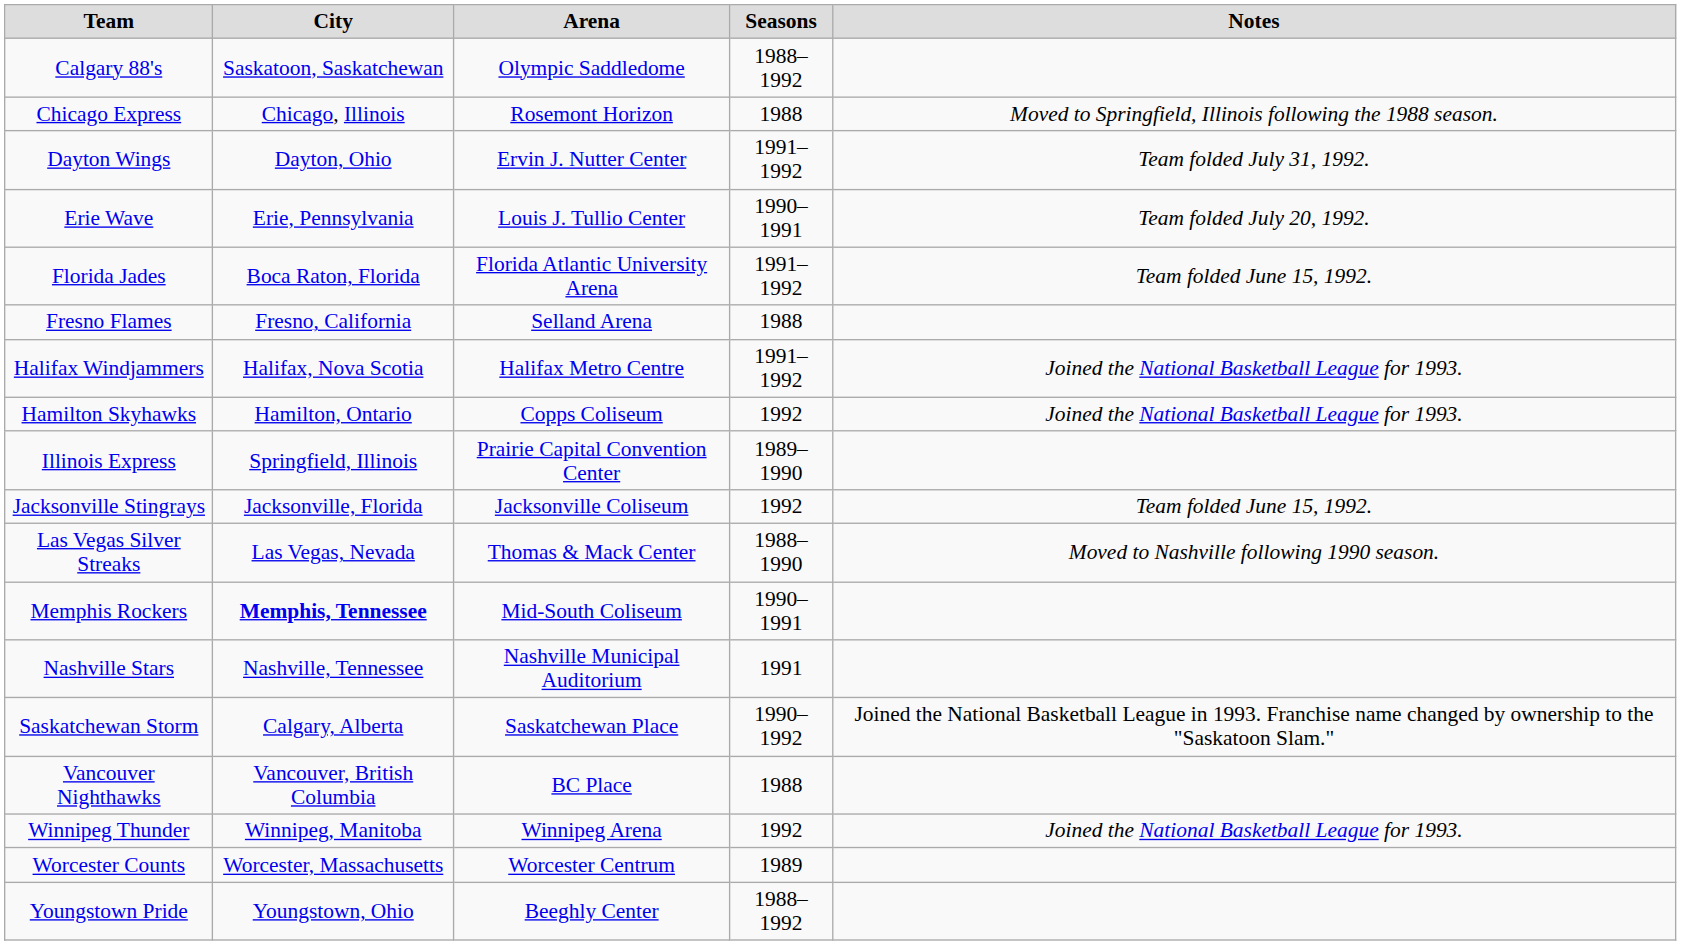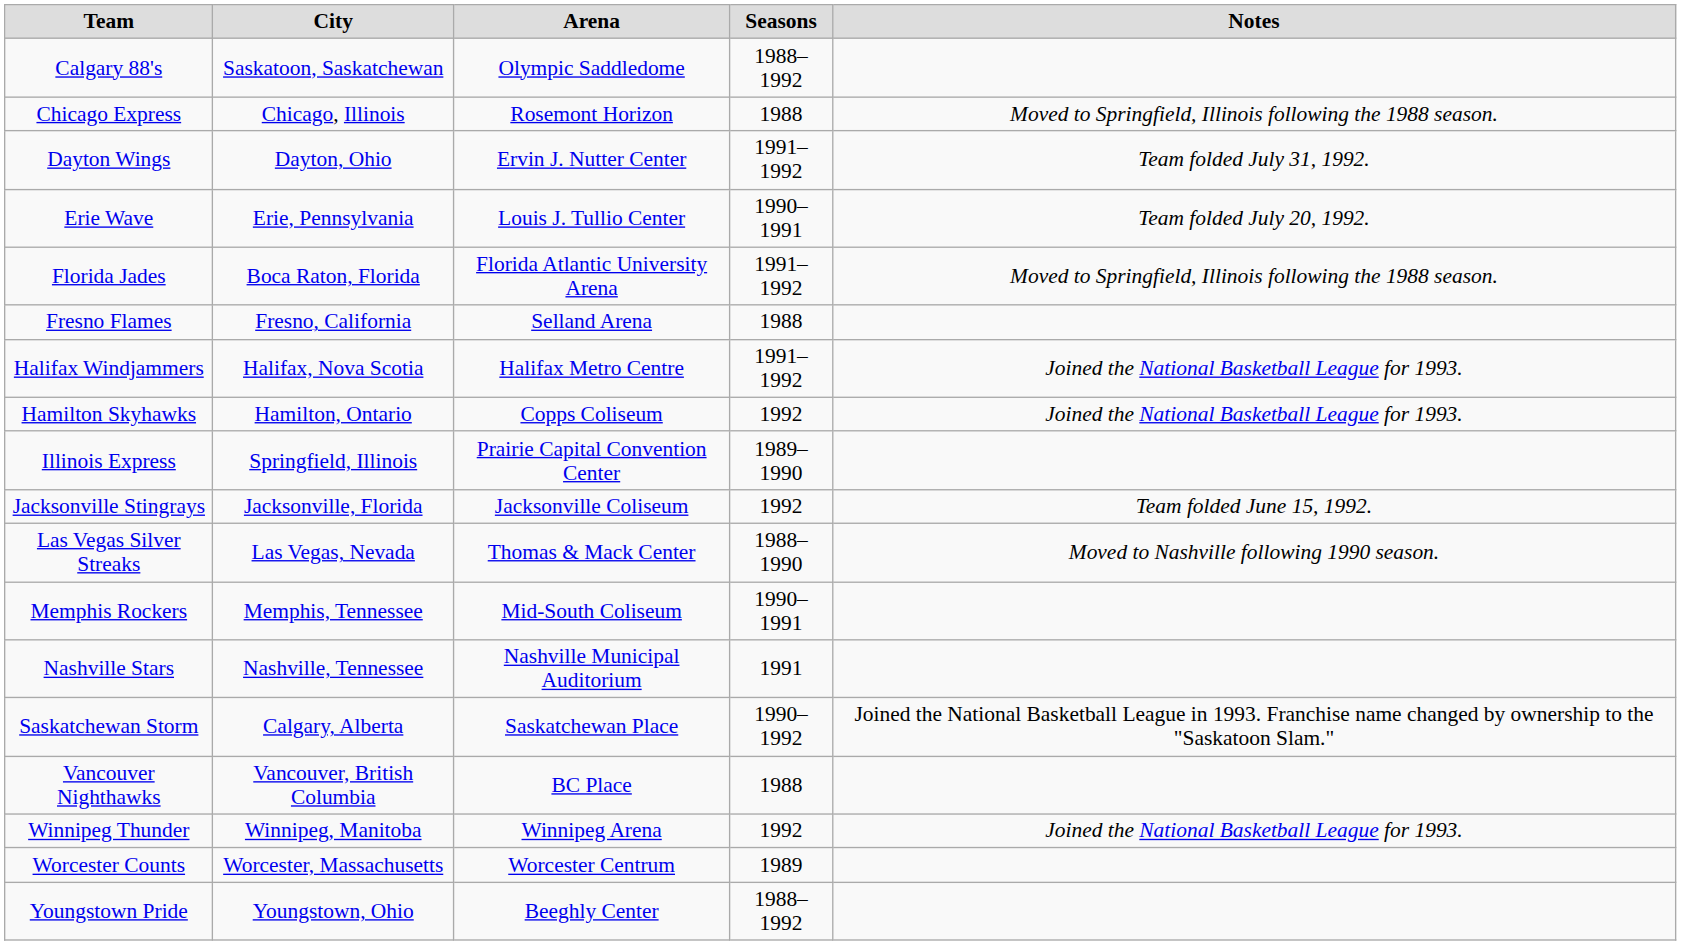(1254, 275) Team folded June 15, 1992. -> (1254, 275) Moved to Springfield, Illinois following the 1988 season.
(333, 610) bold -> (333, 610) normal
